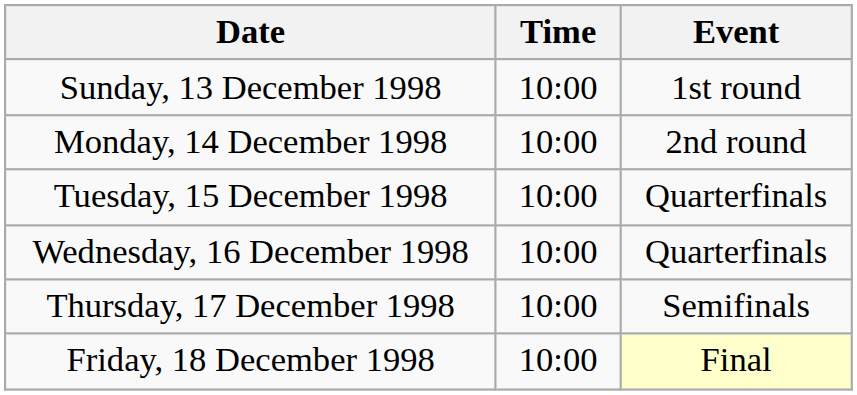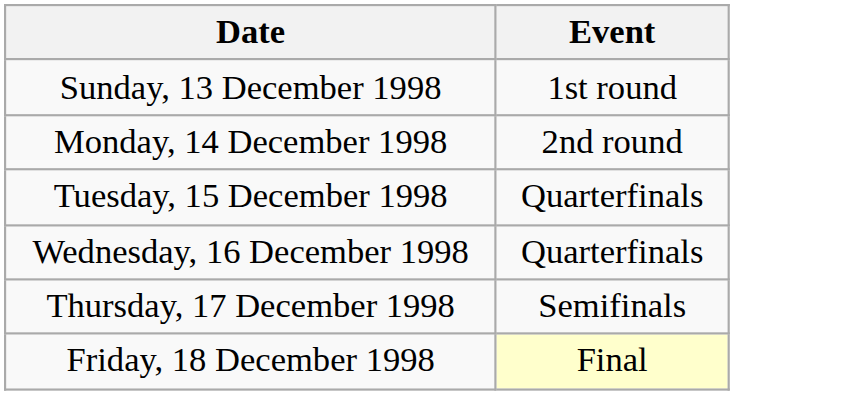- column: (558, 31)
